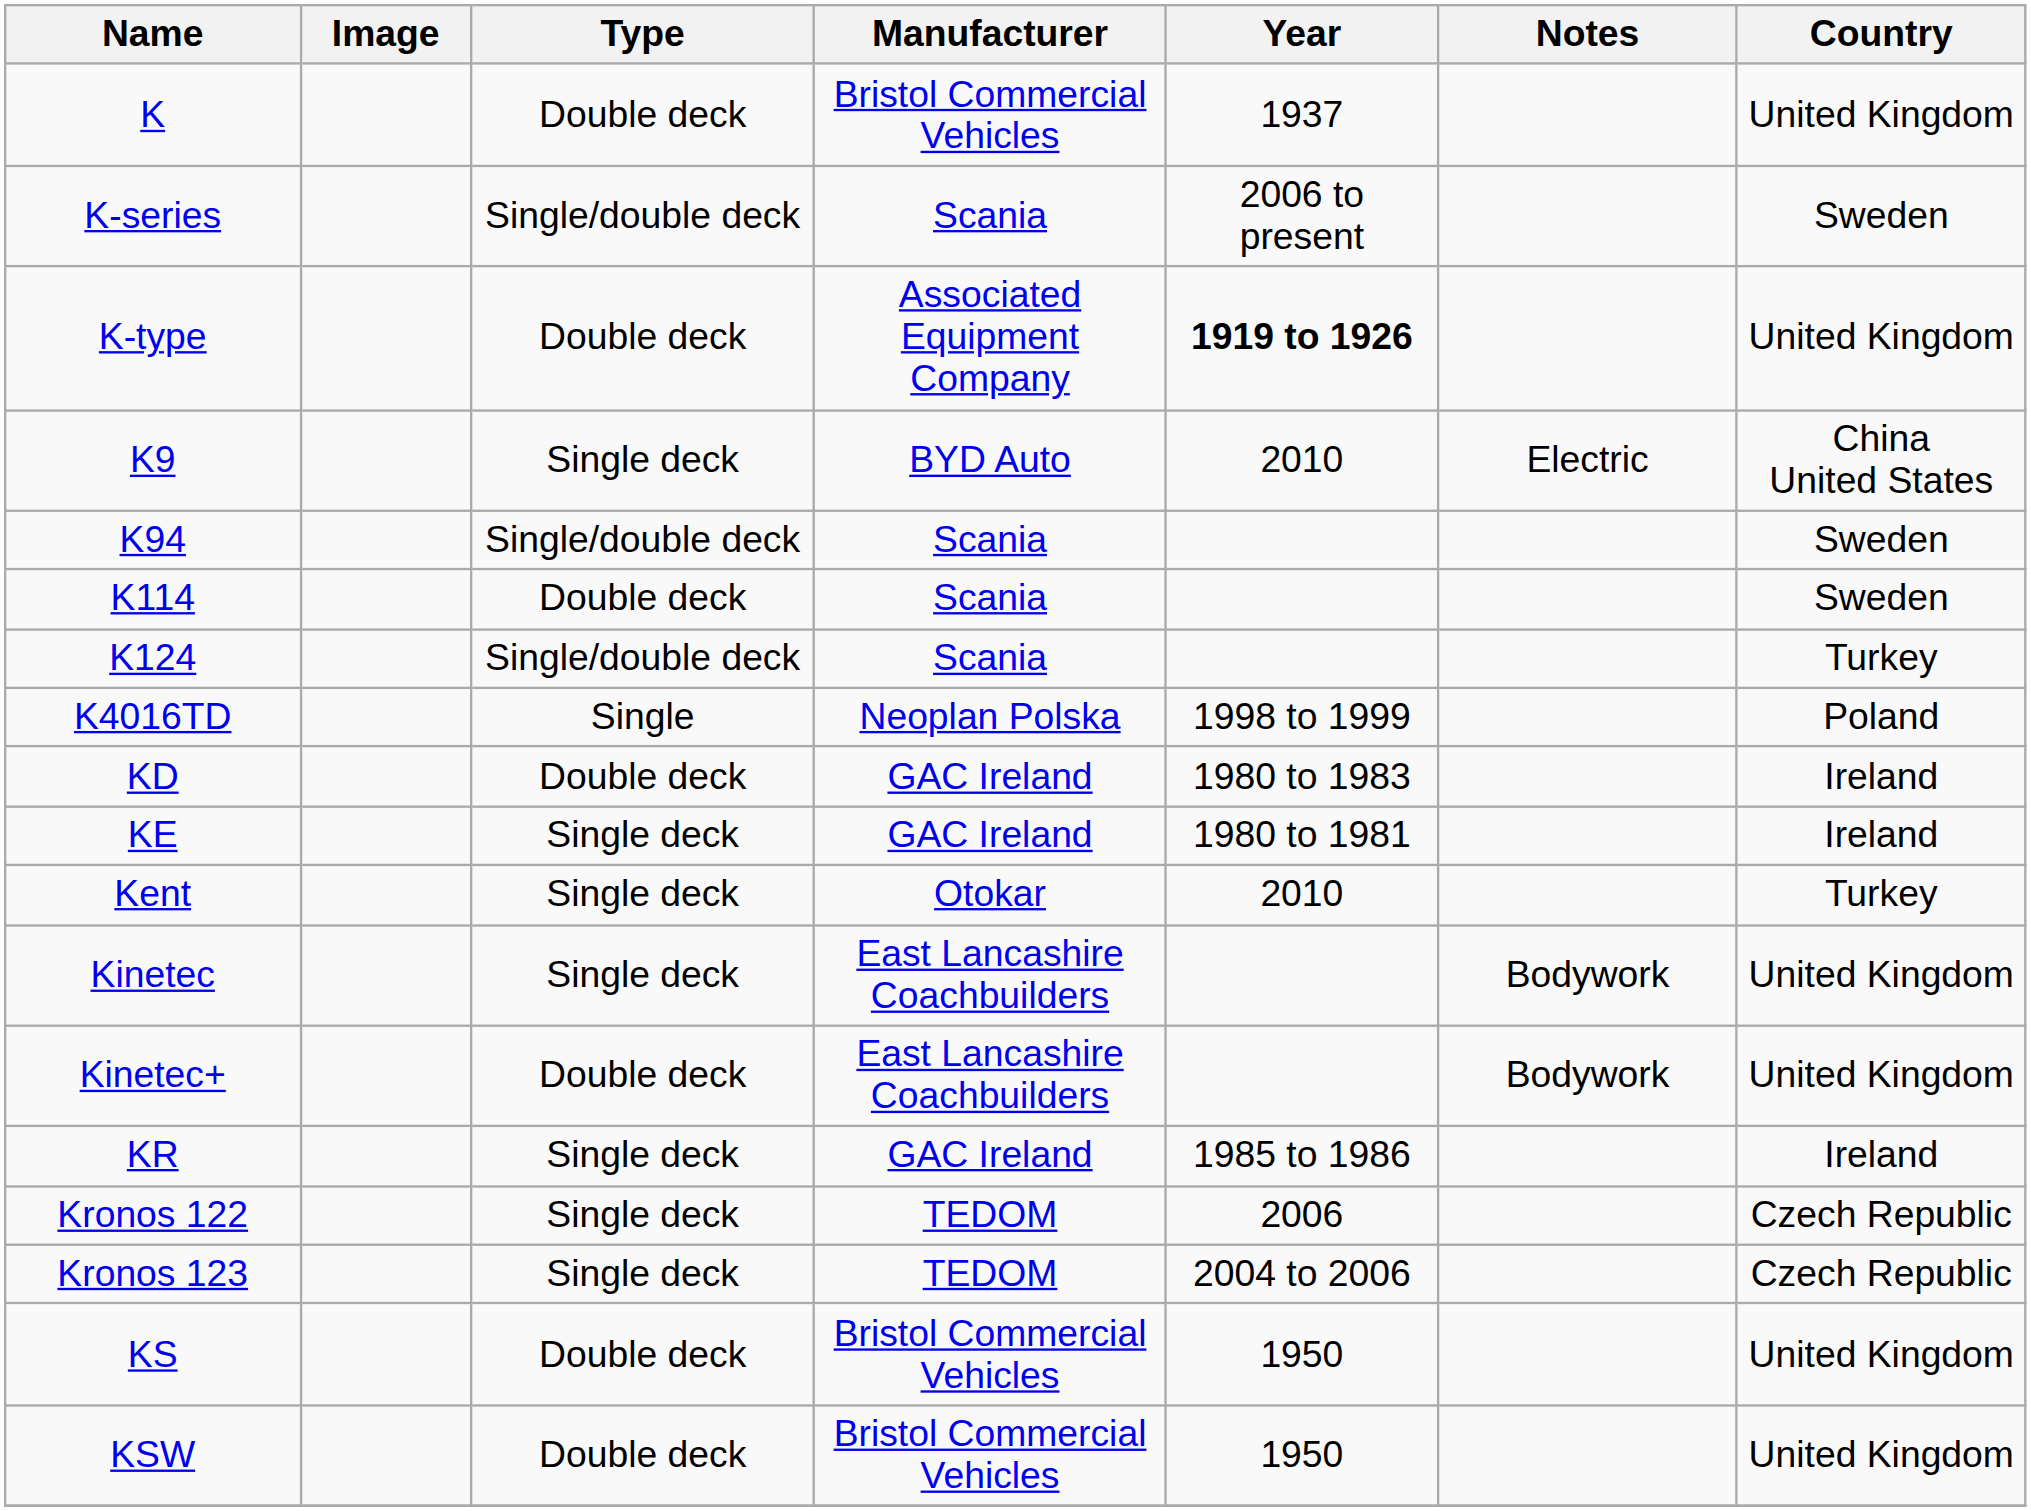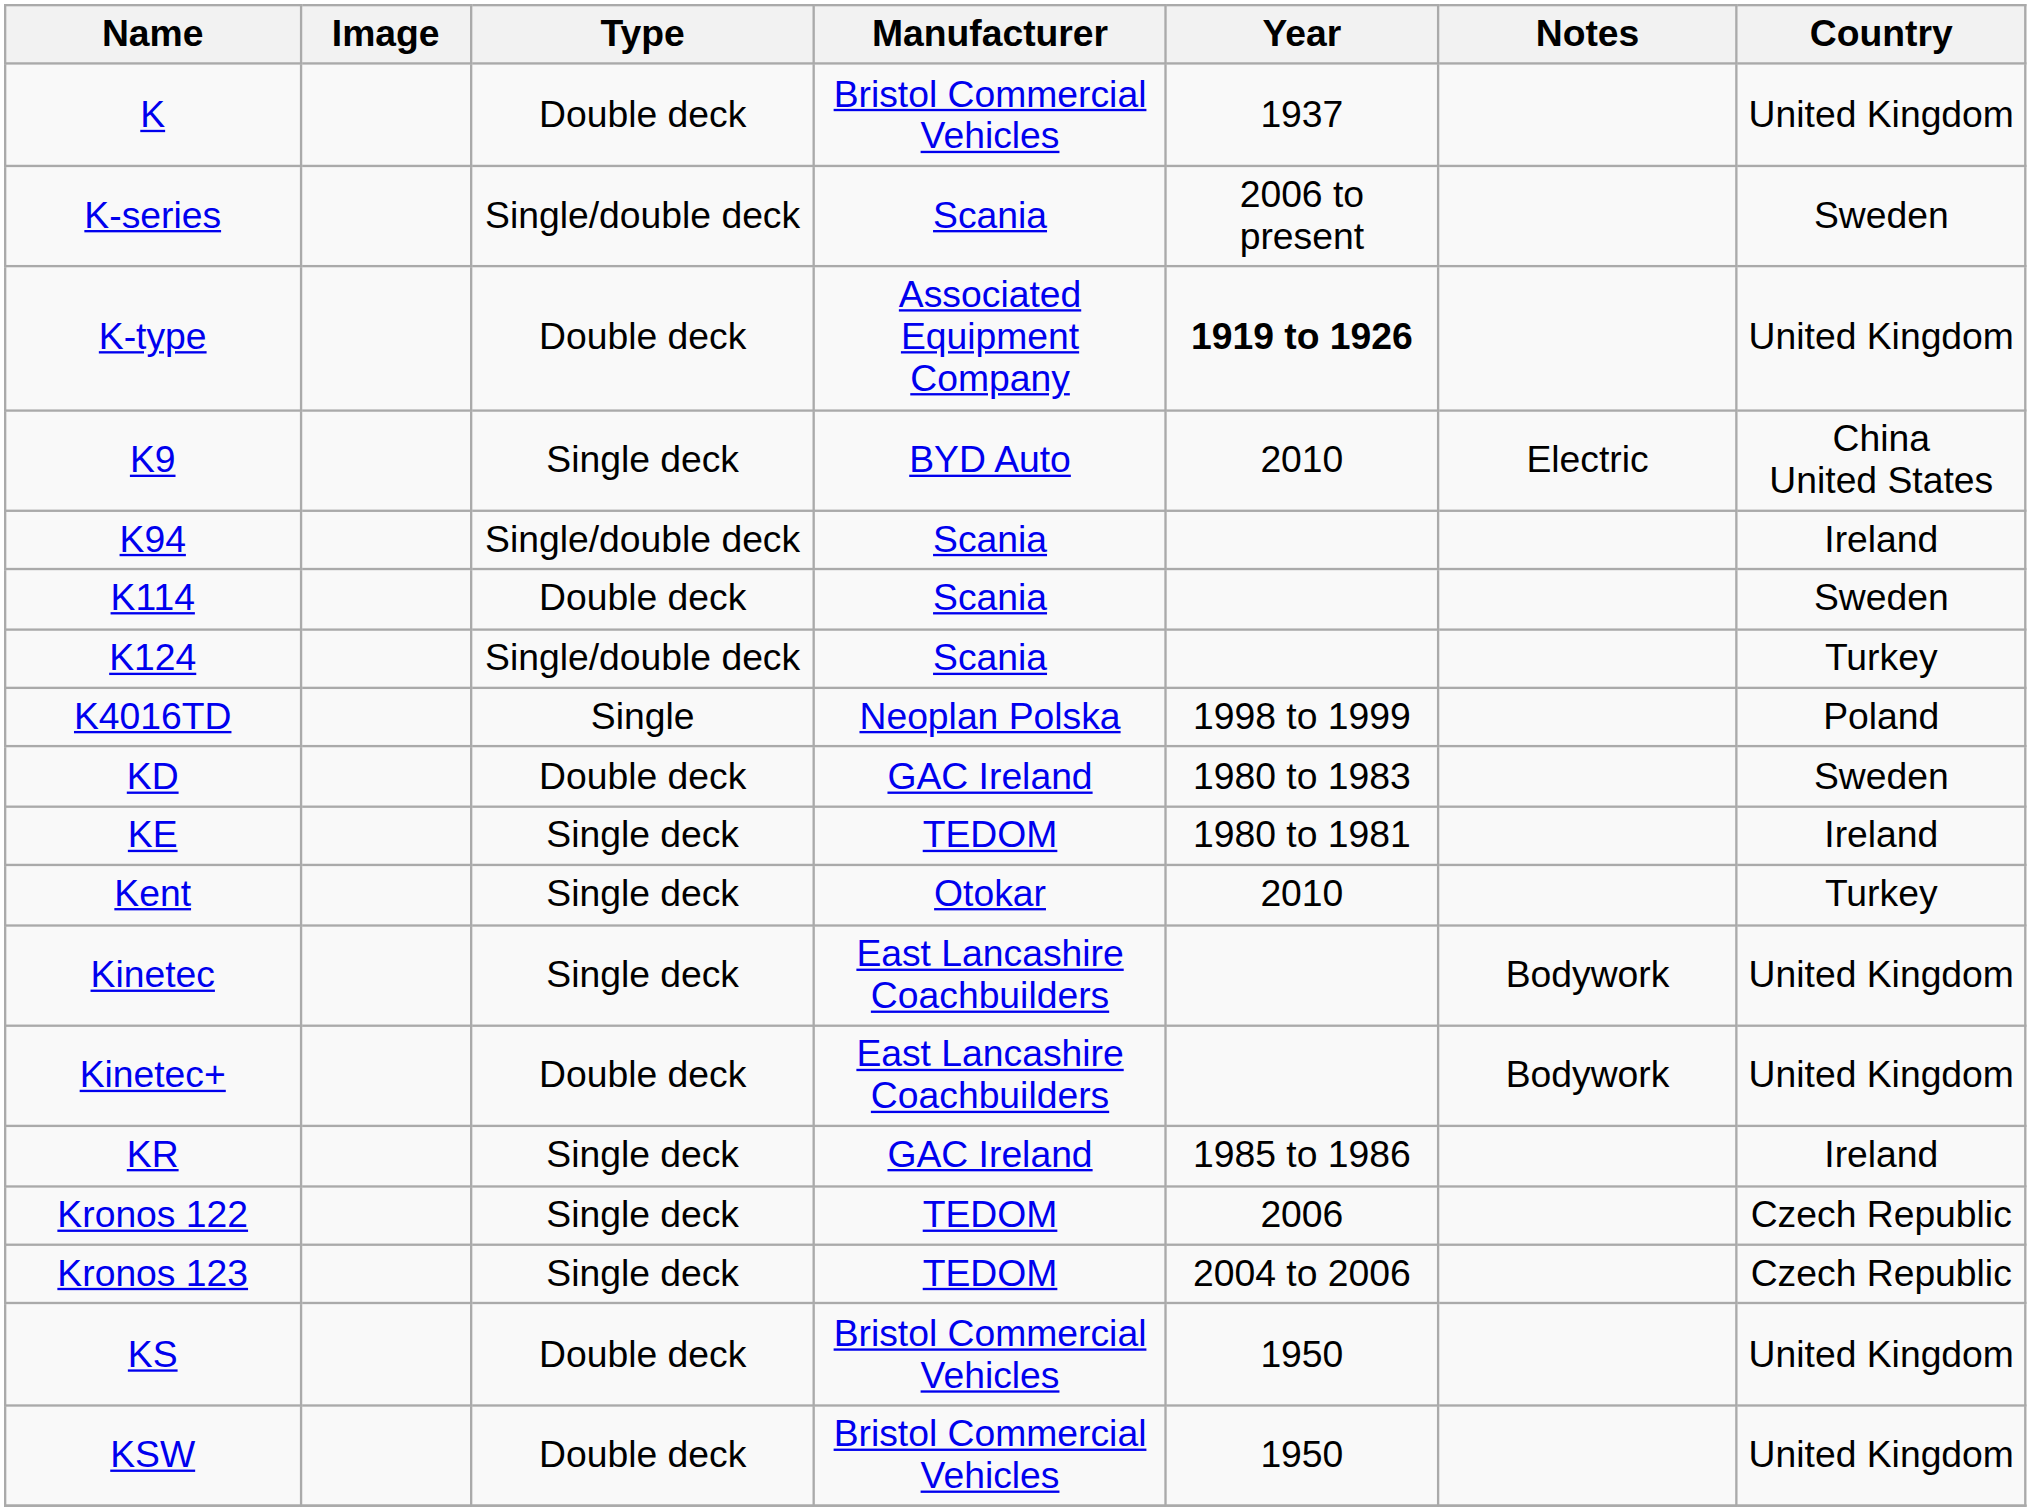(1881, 539) Sweden -> (1881, 539) Ireland
(1881, 775) Ireland -> (1881, 775) Sweden
(990, 834) GAC Ireland -> (990, 834) TEDOM
